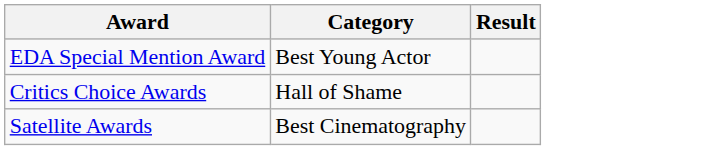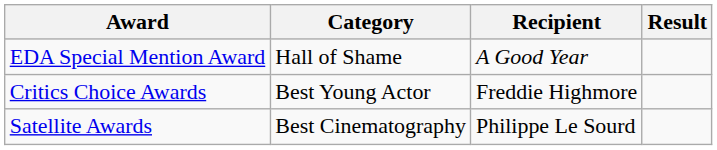+ column: (557, 21)
(353, 56) Best Young Actor -> (339, 56) Hall of Shame
(339, 91) Hall of Shame -> (353, 91) Best Young Actor
